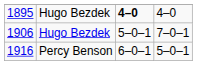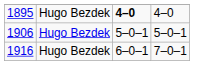(173, 32) 7–0–1 -> (170, 32) 5–0–1
(76, 51) Percy Benson -> (74, 51) Hugo Bezdek
(173, 51) 5–0–1 -> (170, 51) 7–0–1
